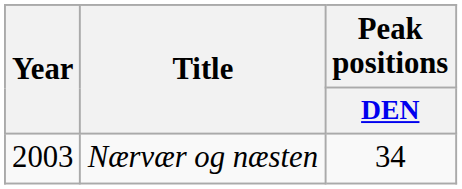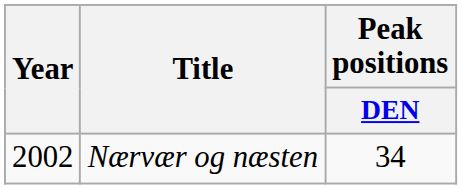(43, 157) 2003 -> (43, 157) 2002
